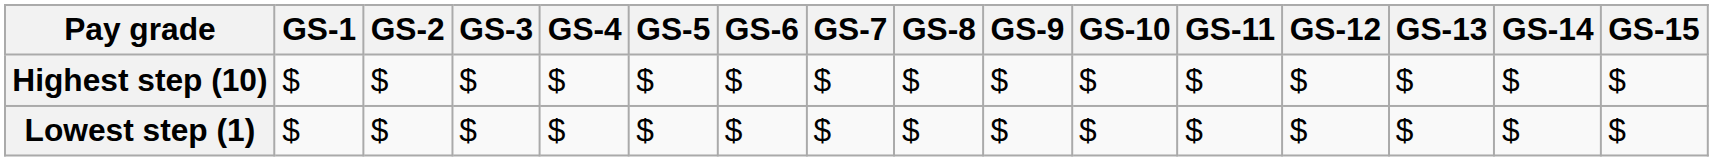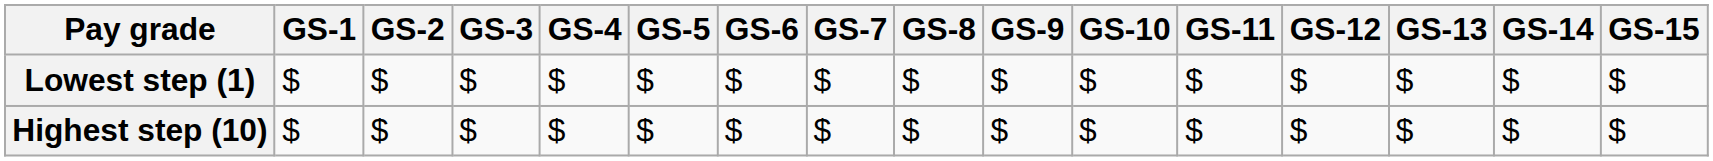rows swapped: (140, 130) <-> (140, 79)
